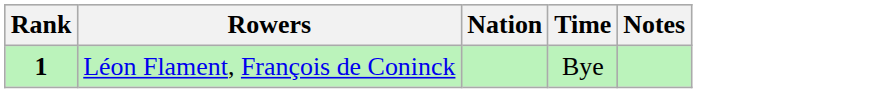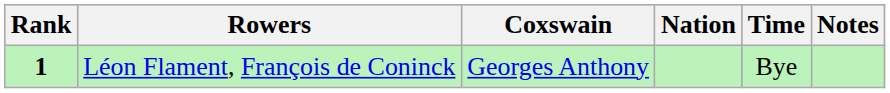+ column: (558, 25)
